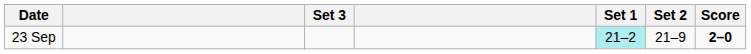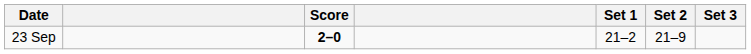columns swapped: (720, 15) <-> (329, 15)
(621, 37) paleturquoise background -> (621, 37) no background
